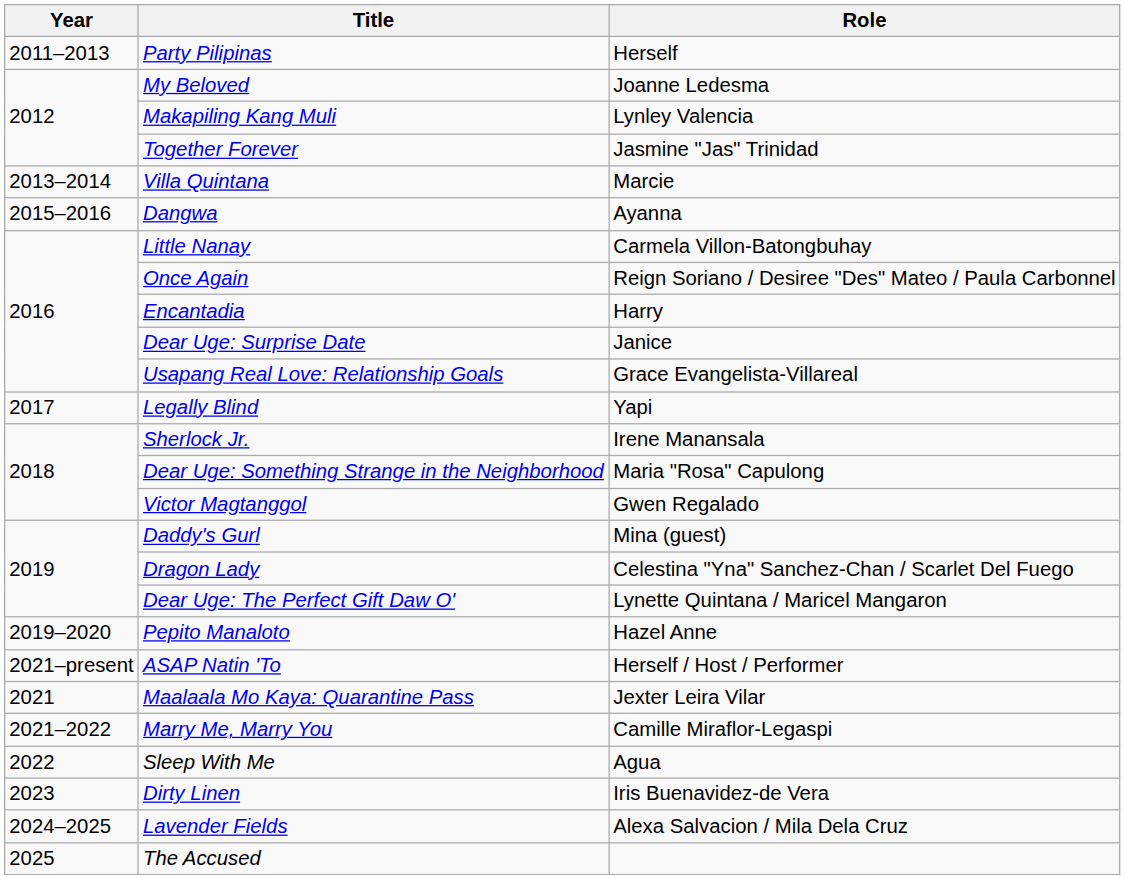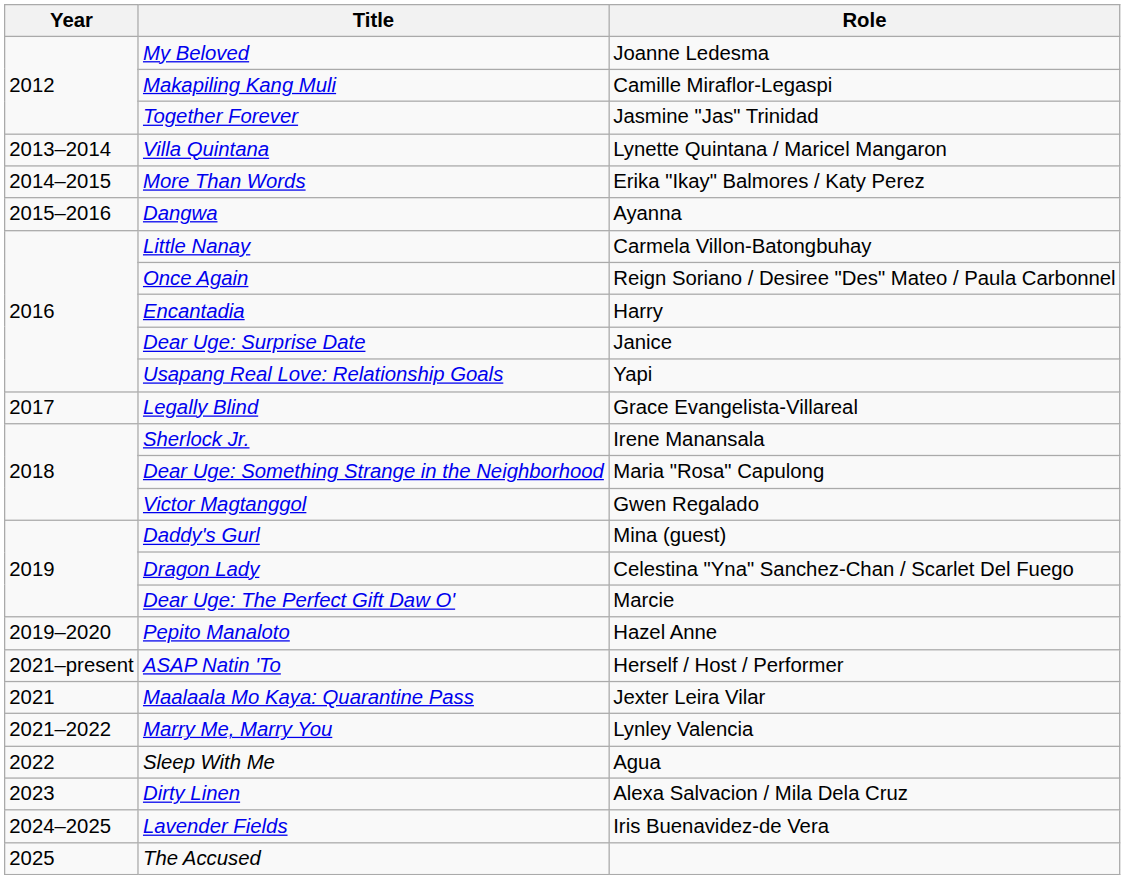- row: (207, 52)
(683, 117) Lynley Valencia -> (723, 85) Camille Miraflor-Legaspi
(644, 181) Marcie -> (780, 149) Lynette Quintana / Maricel Mangaron
+ row: (224, 181)
(736, 375) Grace Evangelista-Villareal -> (633, 375) Yapi
(633, 407) Yapi -> (736, 407) Grace Evangelista-Villareal
(780, 600) Lynette Quintana / Maricel Mangaron -> (644, 600) Marcie
(723, 729) Camille Miraflor-Legaspi -> (683, 729) Lynley Valencia
(721, 794) Iris Buenavidez-de Vera -> (761, 794) Alexa Salvacion / Mila Dela Cruz
(761, 826) Alexa Salvacion / Mila Dela Cruz -> (721, 826) Iris Buenavidez-de Vera
